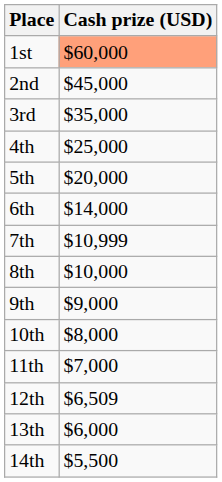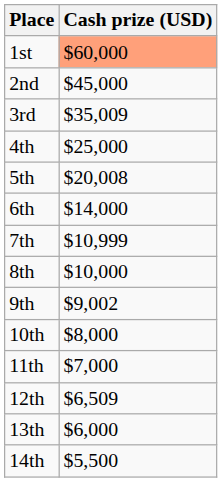(96, 114) $35,000 -> (96, 114) $35,009
(96, 177) $20,000 -> (96, 177) $20,008
(91, 303) $9,000 -> (91, 303) $9,002
